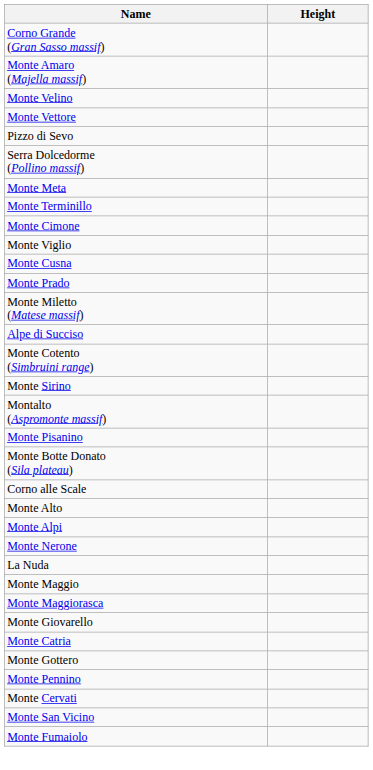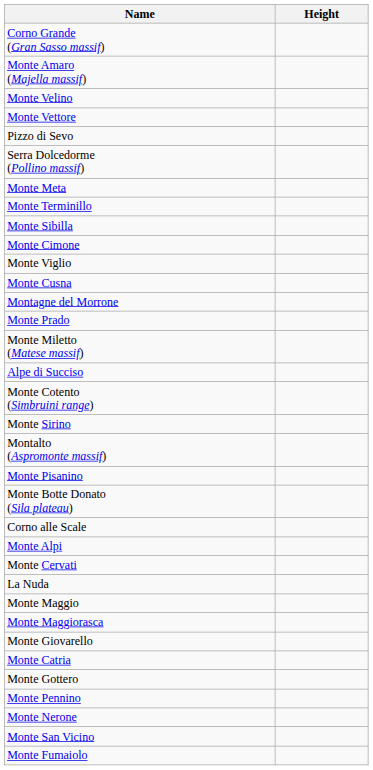+ row: (40, 225)
+ row: (63, 301)
- row: (35, 508)
rows swapped: (42, 698) <-> (42, 546)
